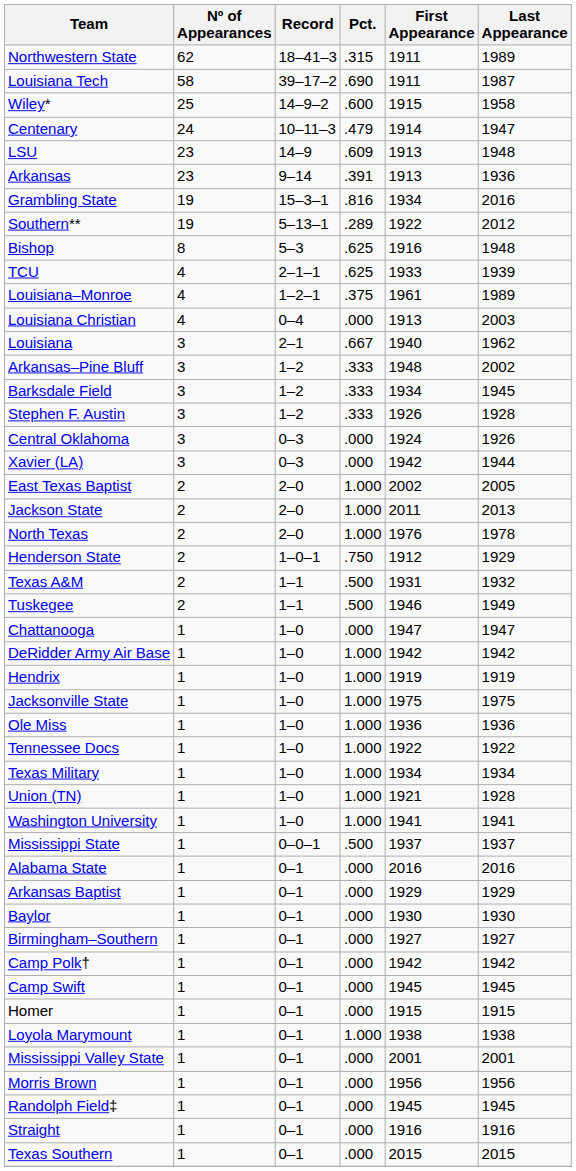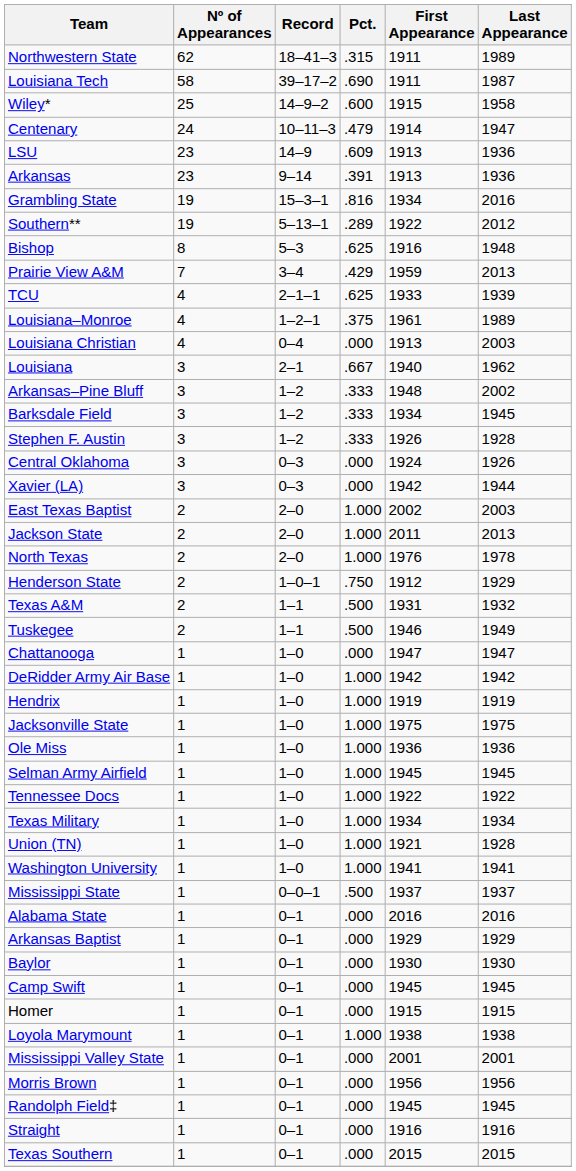(498, 152) 1948 -> (498, 152) 1936
+ row: (66, 271)
(498, 486) 2005 -> (498, 510) 2003
+ row: (77, 772)
- row: (83, 939)
- row: (49, 963)
